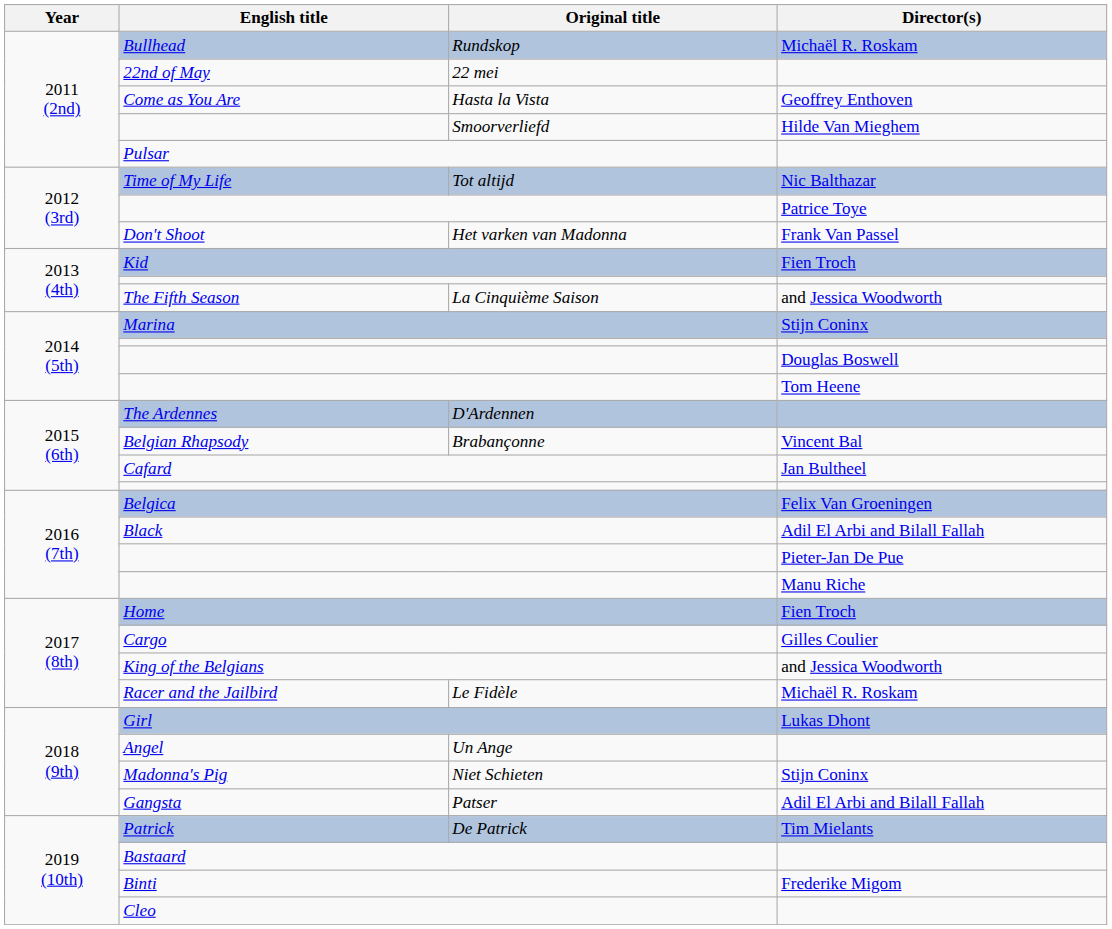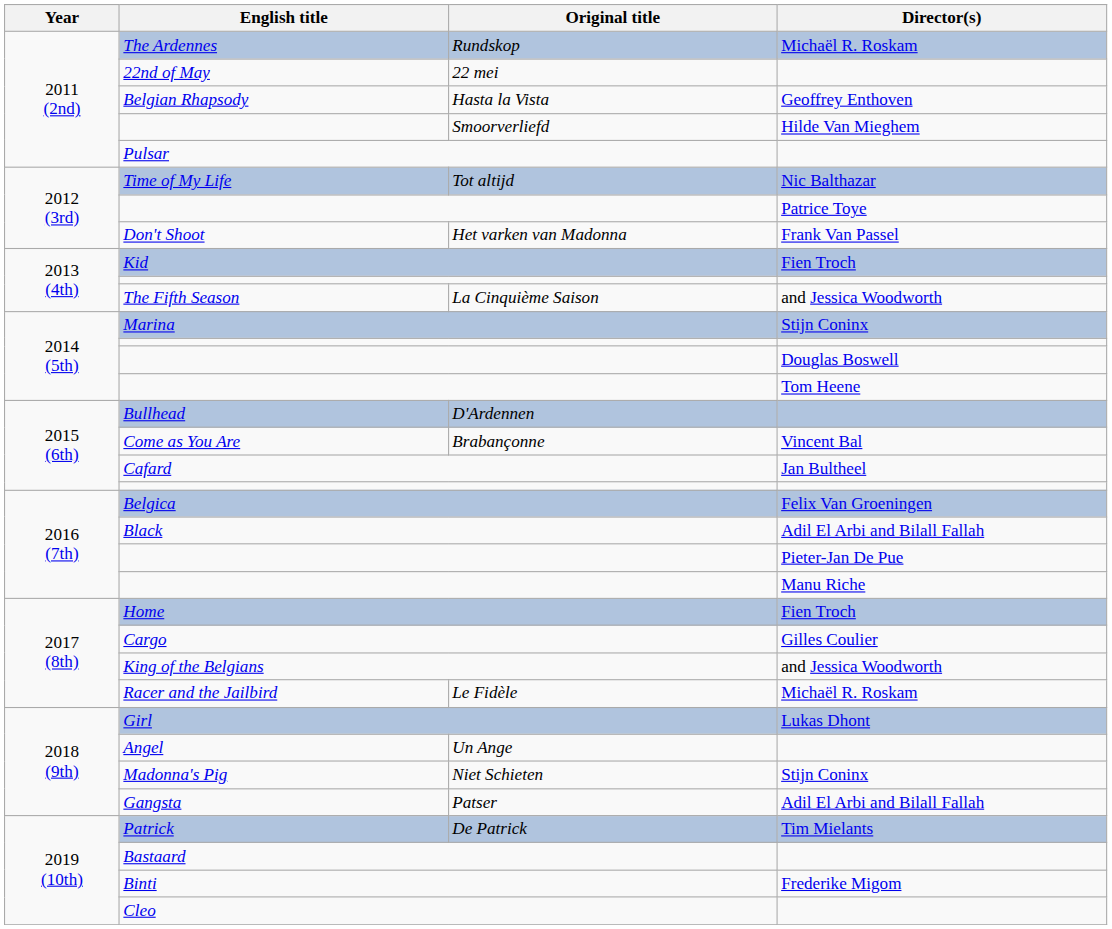(154, 45) Bullhead -> (170, 45) The Ardennes
(182, 99) Come as You Are -> (186, 99) Belgian Rhapsody
(170, 413) The Ardennes -> (154, 413) Bullhead
(186, 441) Belgian Rhapsody -> (182, 441) Come as You Are
